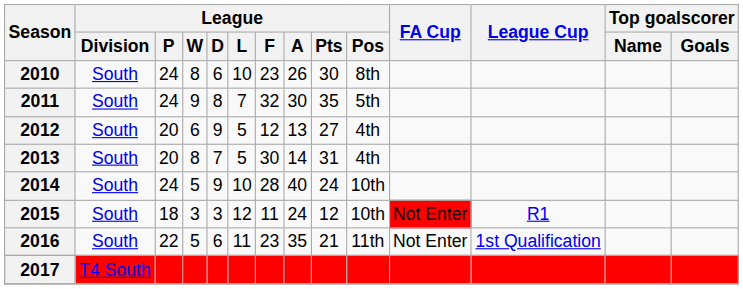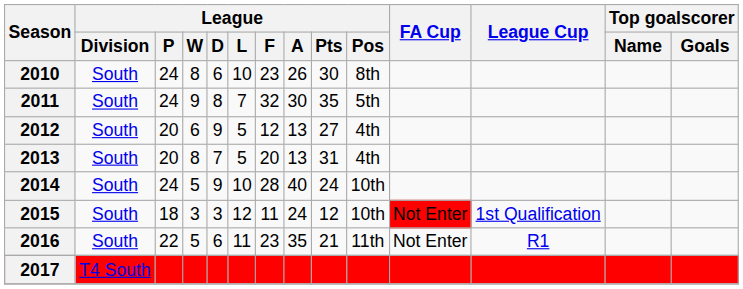(270, 158) 30 -> (270, 158) 20
(297, 158) 14 -> (297, 158) 13
(538, 213) R1 -> (538, 213) 1st Qualification
(538, 241) 1st Qualification -> (538, 241) R1
